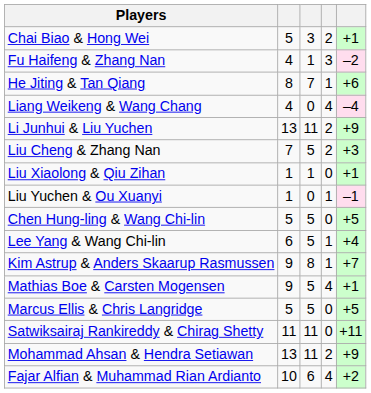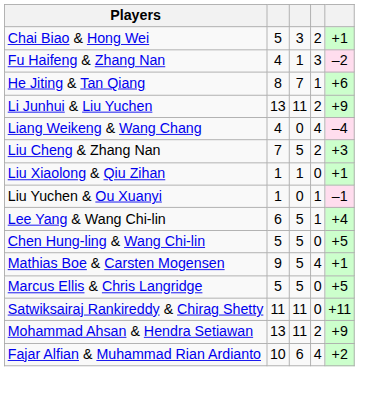rows swapped: (80, 128) <-> (105, 106)
rows swapped: (106, 219) <-> (87, 241)
- row: (141, 264)
